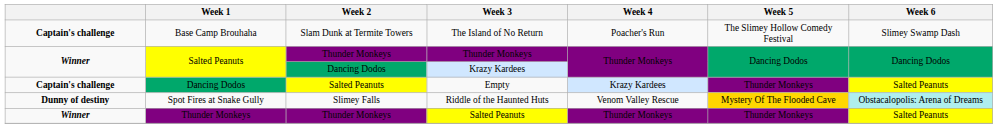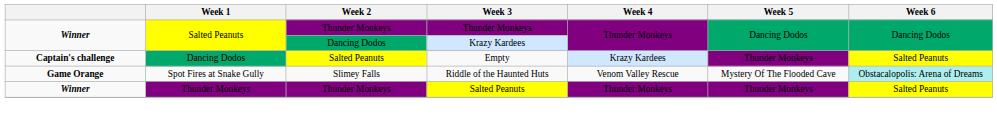- row: (497, 33)
(75, 100) Dunny of destiny -> (75, 74) Game Orange
(778, 100) gold background -> (778, 74) no background
